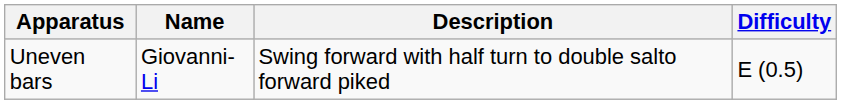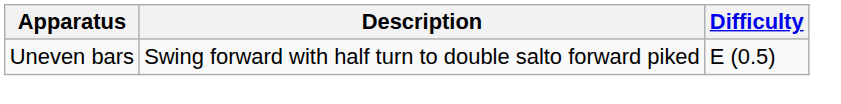- column: (195, 21)
